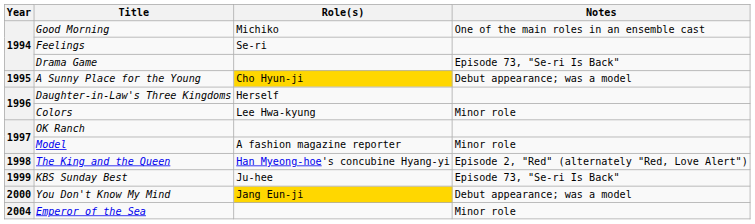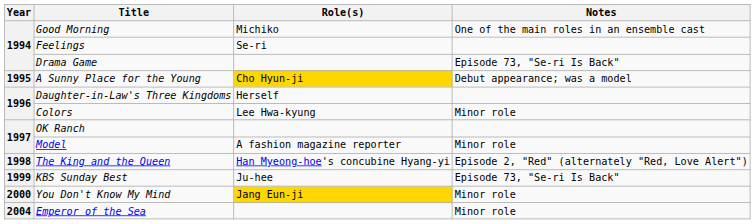(543, 194) Debut appearance; was a model -> (485, 194) Minor role
